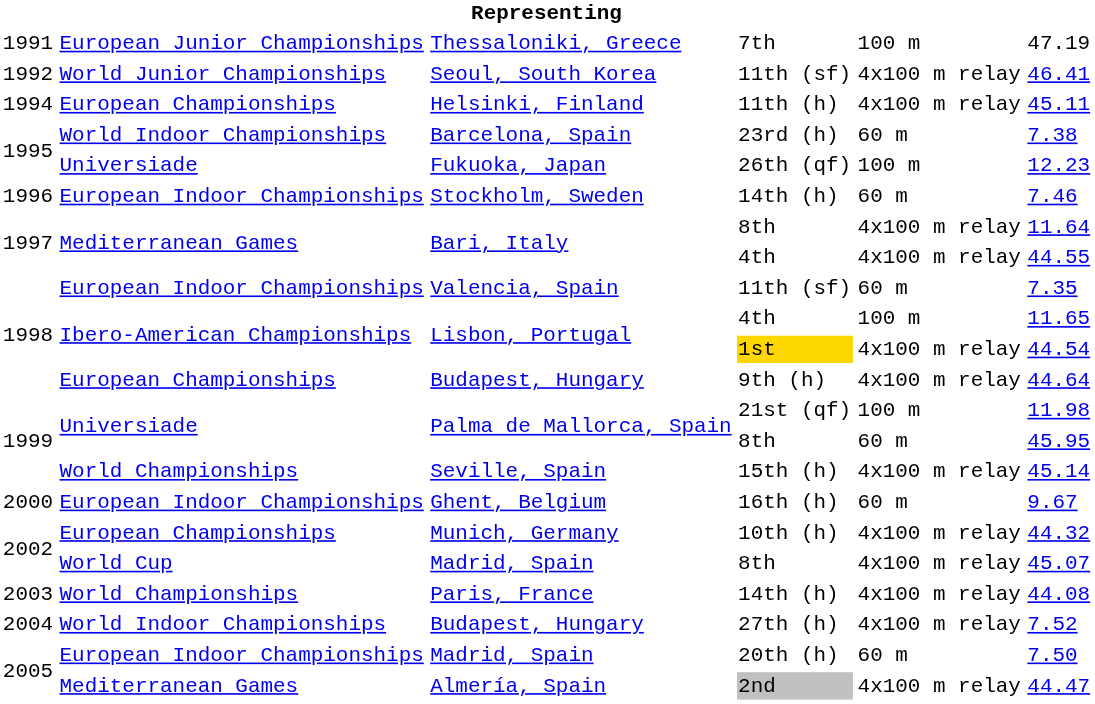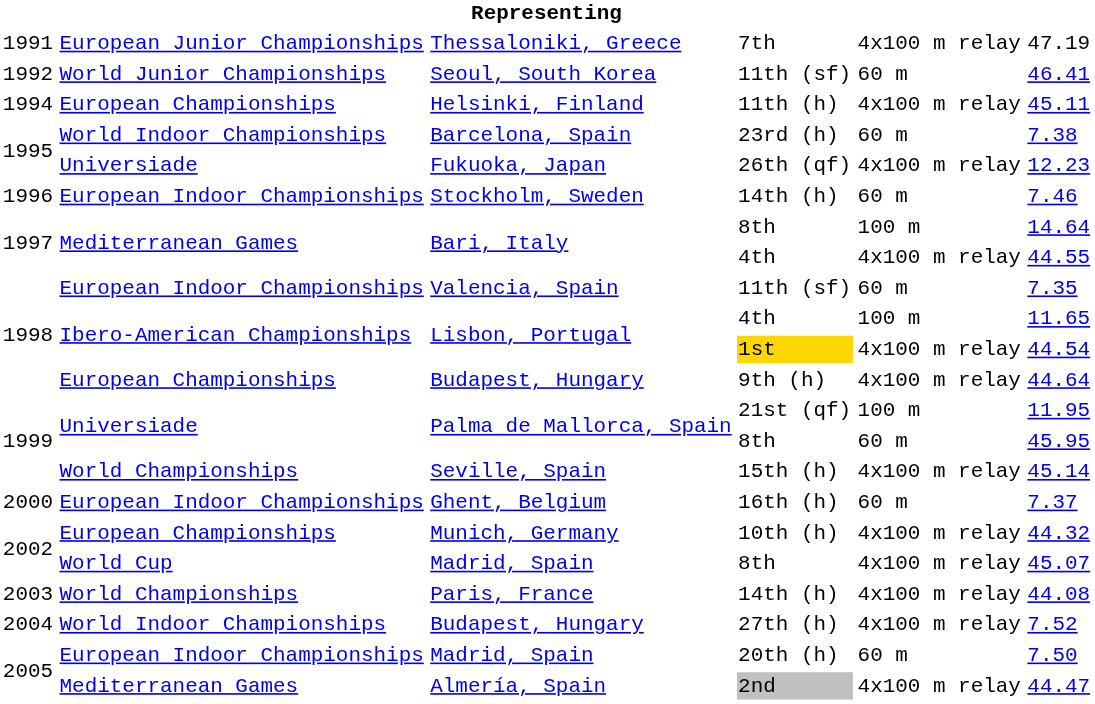(889, 43) 100 m -> (939, 43) 4x100 m relay
(939, 74) 4x100 m relay -> (883, 74) 60 m
(889, 166) 100 m -> (939, 166) 4x100 m relay
(939, 227) 4x100 m relay -> (889, 227) 100 m
(1059, 227) 11.64 -> (1059, 227) 14.64
(1059, 411) 11.98 -> (1059, 411) 11.95
(1052, 502) 9.67 -> (1052, 502) 7.37
